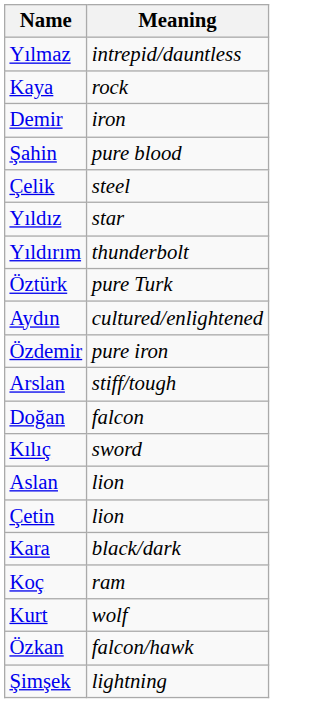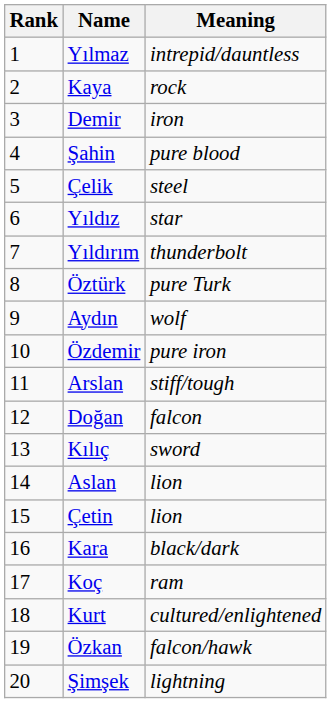+ column: (34, 20)
(177, 317) cultured/enlightened -> (168, 317) wolf
(110, 614) wolf -> (236, 614) cultured/enlightened
